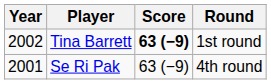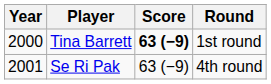(26, 41) 2002 -> (26, 41) 2000
